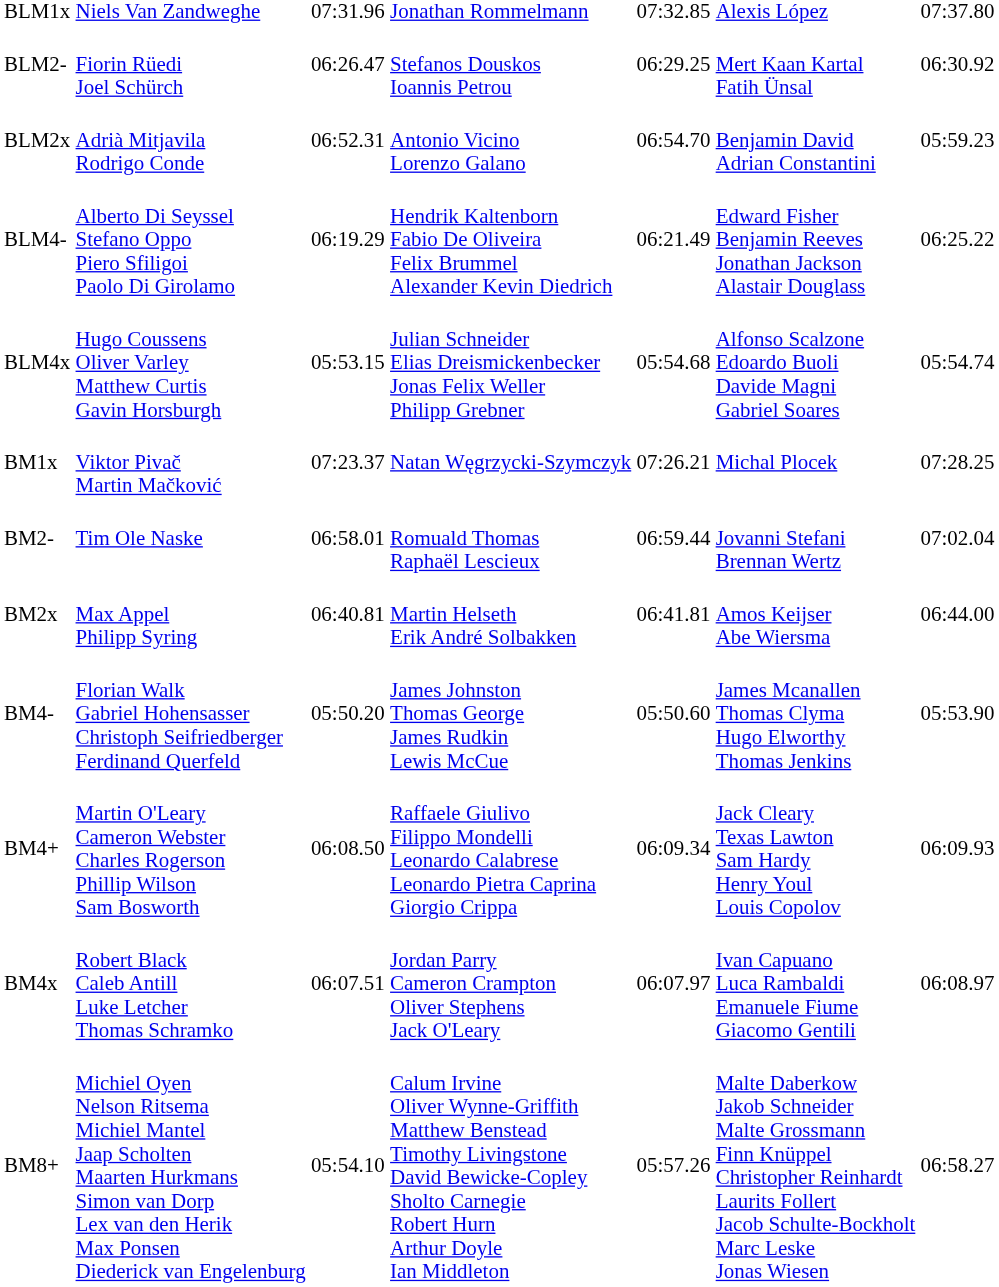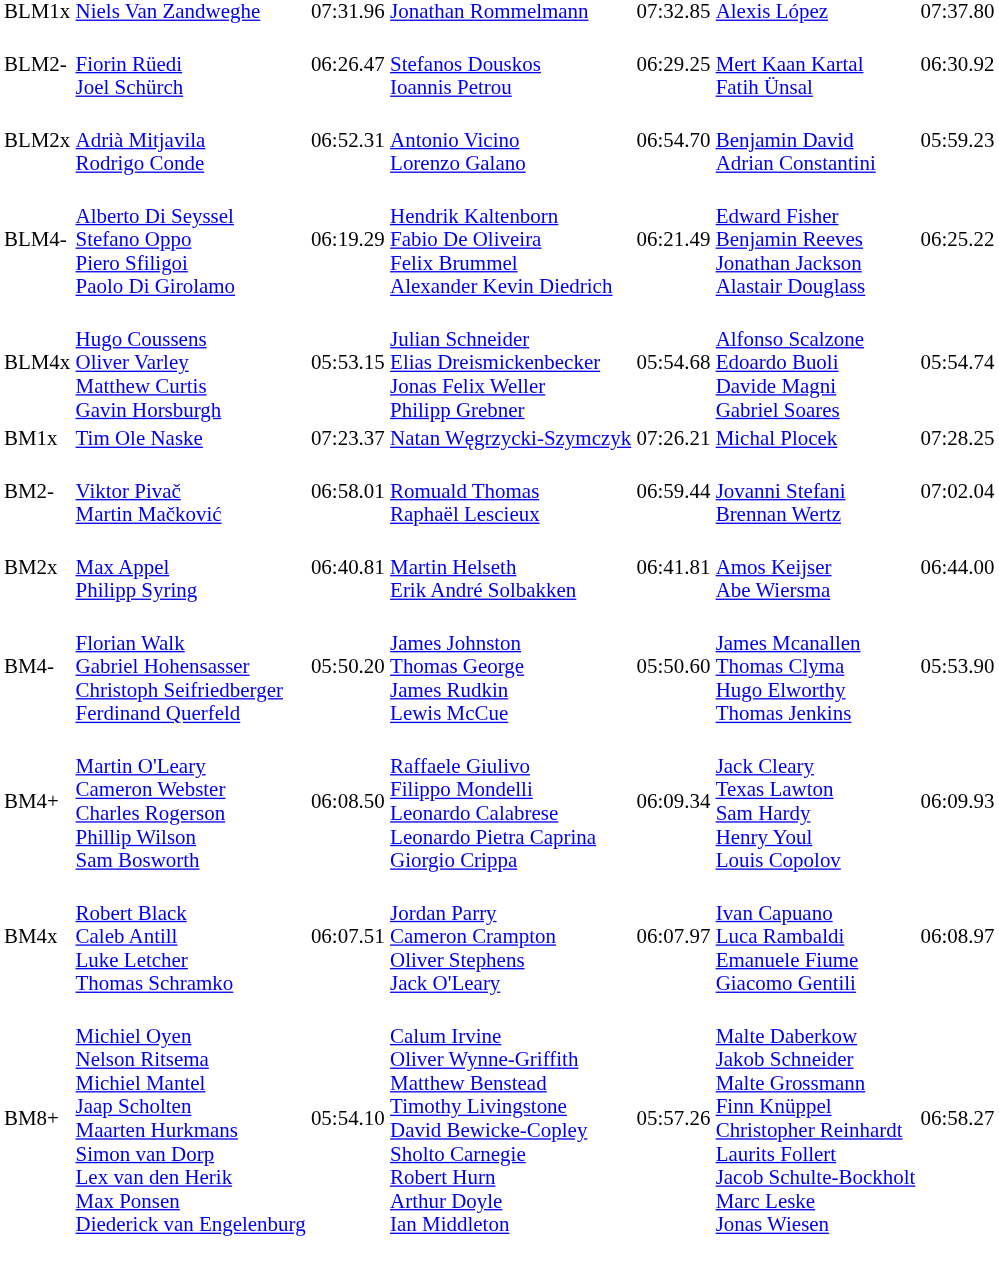(149, 473) Viktor Pivač Martin Mačković -> (139, 438) Tim Ole Naske
(139, 538) Tim Ole Naske -> (149, 502) Viktor Pivač Martin Mačković
